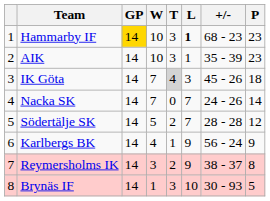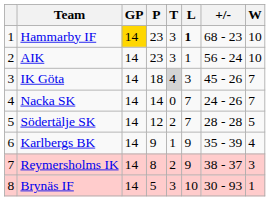columns swapped: (156, 15) <-> (255, 15)
(223, 57) 35 - 39 -> (223, 57) 56 - 24
(223, 143) 56 - 24 -> (223, 143) 35 - 39
